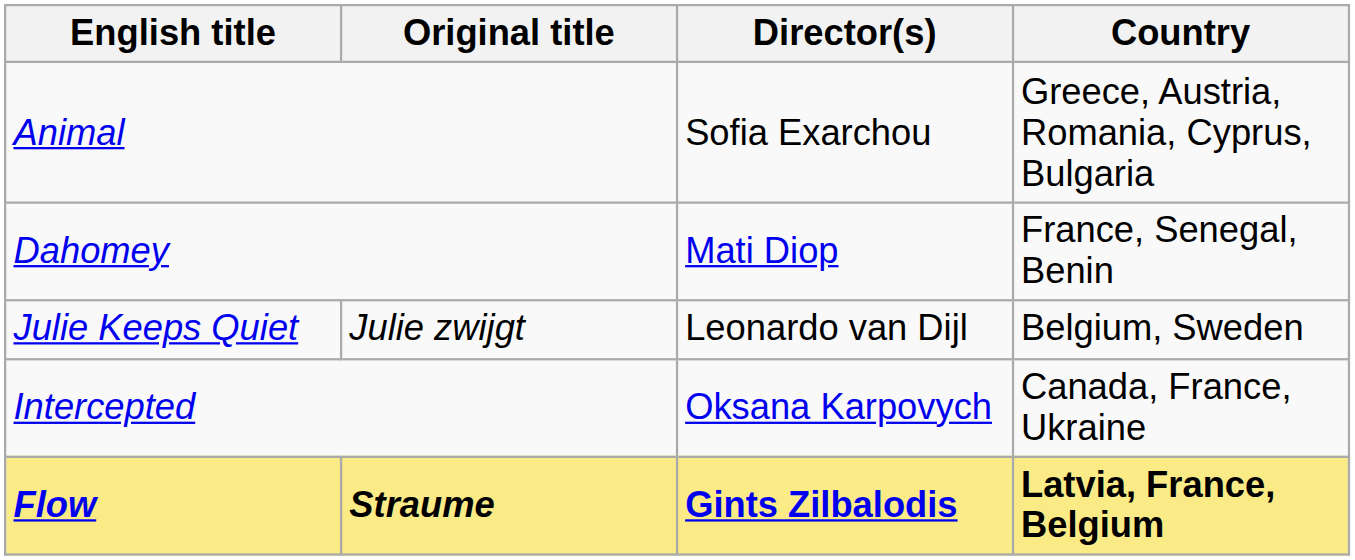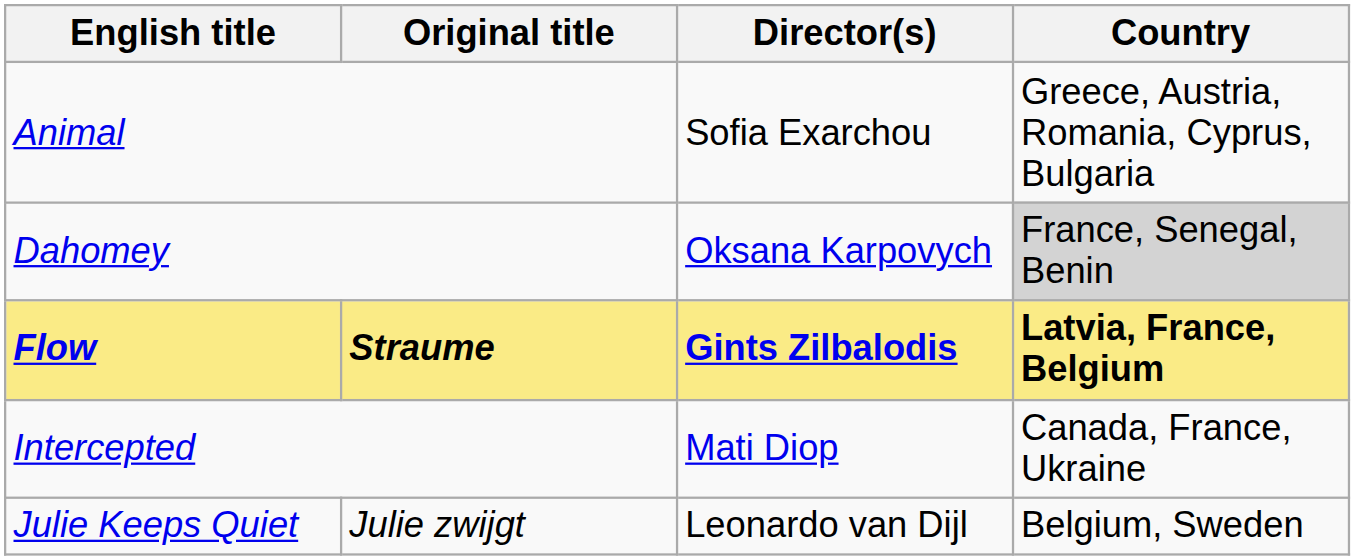(762, 250) Mati Diop -> (839, 250) Oksana Karpovych
(1159, 250) no background -> (1159, 250) lightgrey background
rows swapped: (55, 505) <-> (156, 328)
(839, 406) Oksana Karpovych -> (762, 447) Mati Diop
